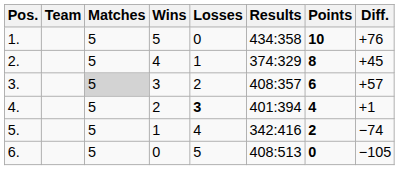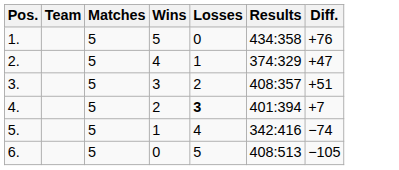- column: (330, 15)
(371, 61) +45 -> (320, 61) +47
(92, 84) lightgrey background -> (92, 84) no background
(371, 84) +57 -> (320, 84) +51
(367, 107) +1 -> (316, 107) +7
